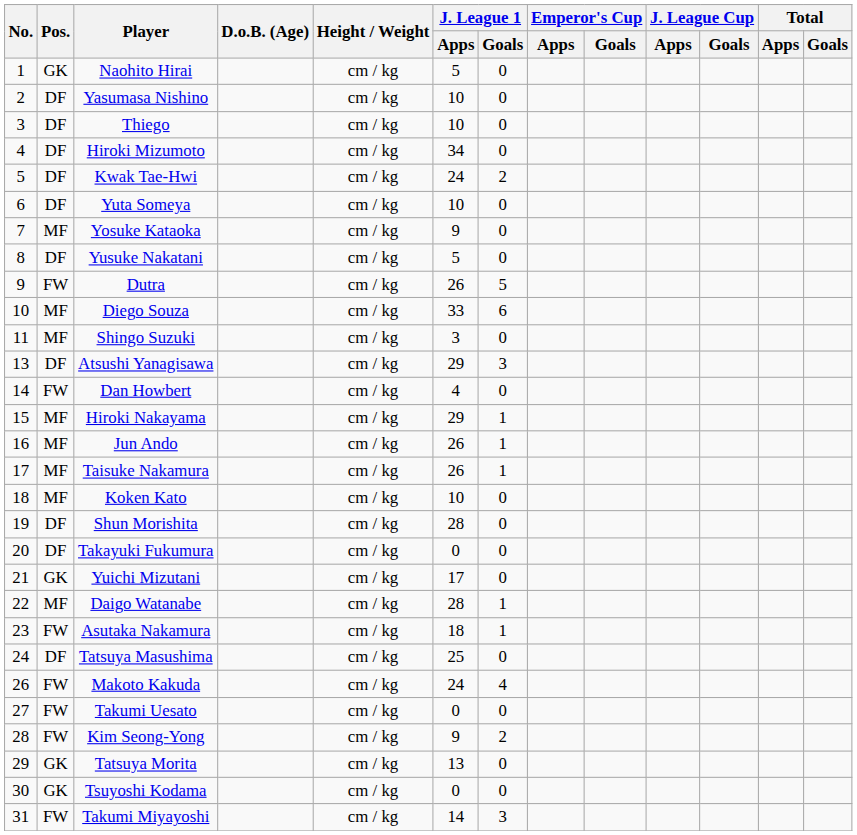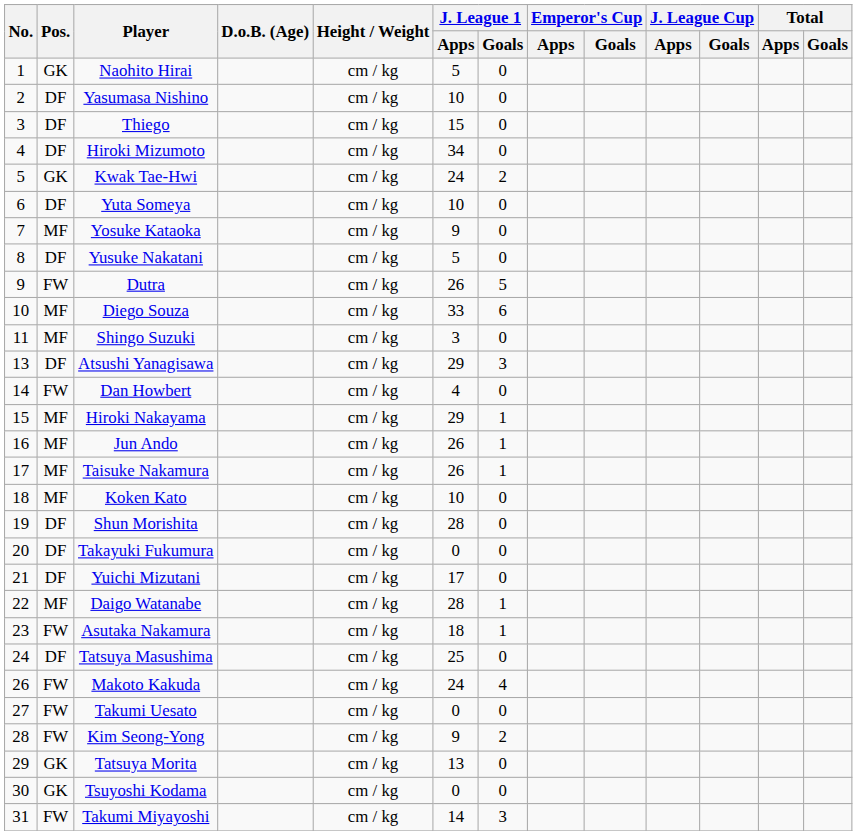(456, 124) 10 -> (456, 124) 15
(56, 177) DF -> (56, 177) GK
(56, 577) GK -> (56, 577) DF
